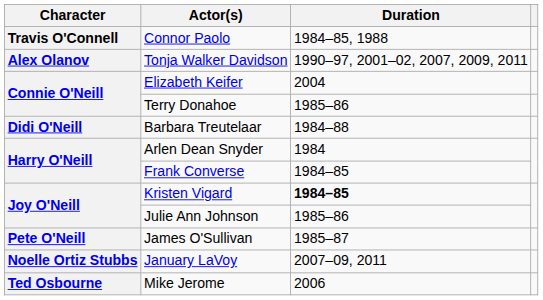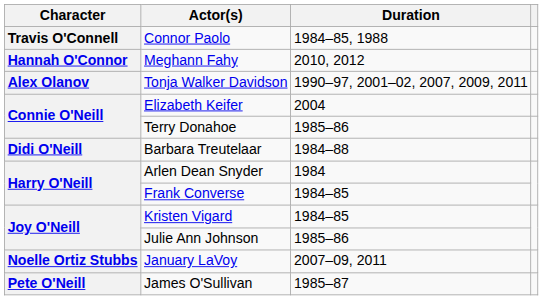+ row: (191, 60)
(321, 194) bold -> (321, 216) normal
rows swapped: (198, 238) <-> (191, 261)
- row: (184, 283)
